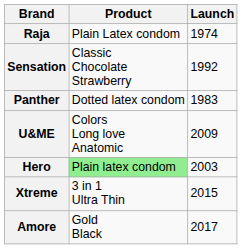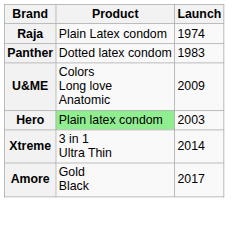- row: (37, 67)
(204, 193) 2015 -> (191, 146) 2014
